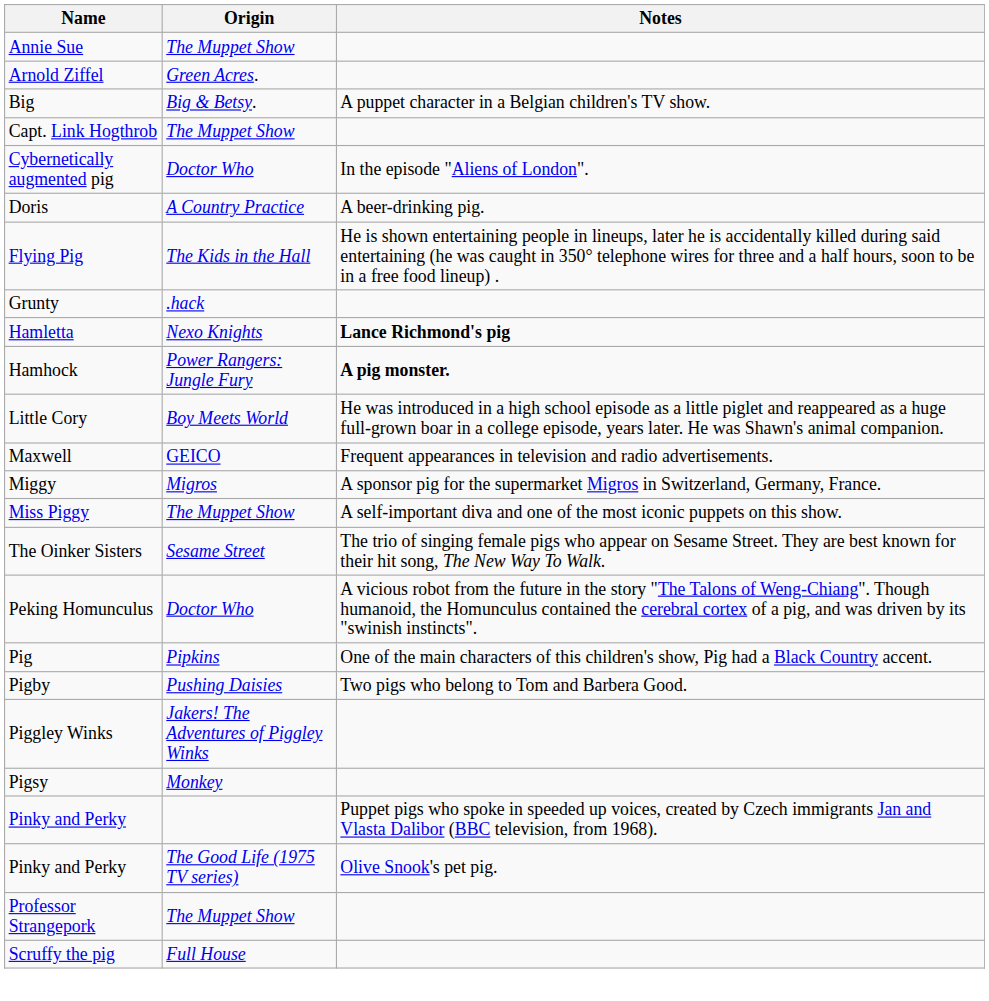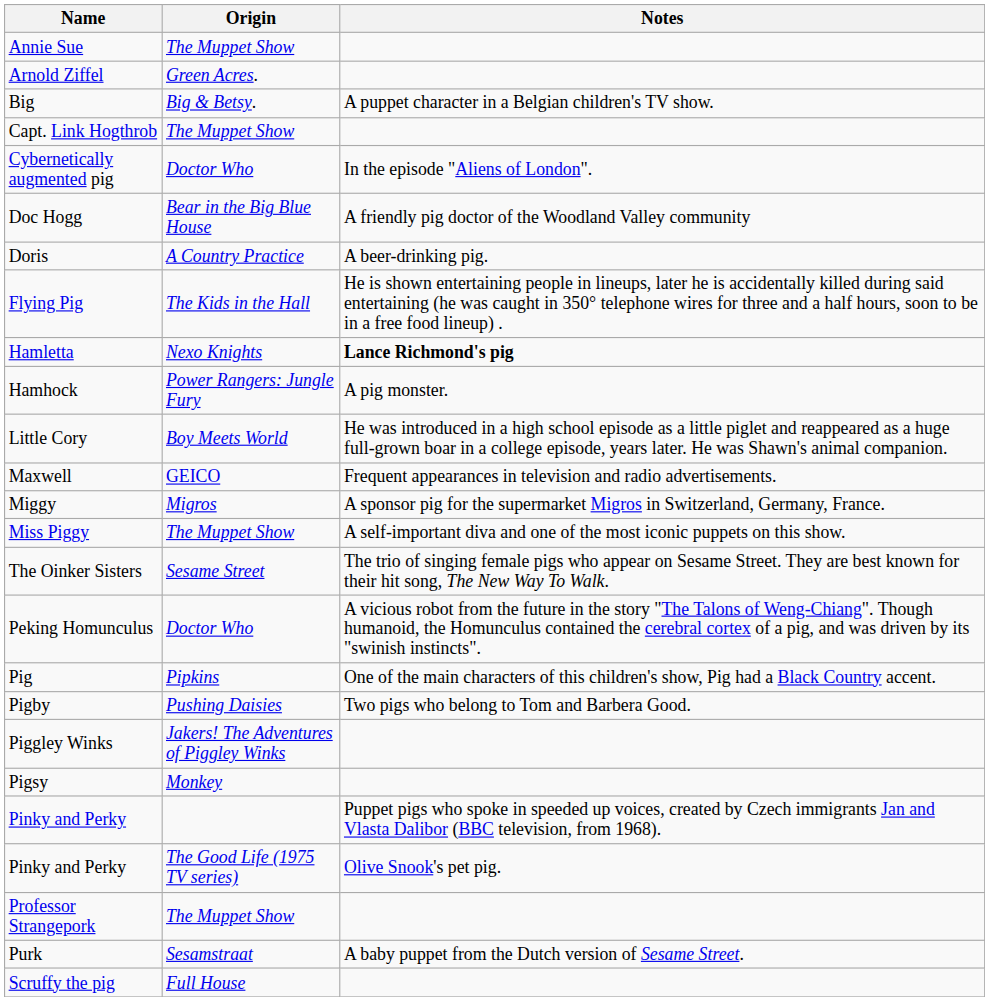+ row: (45, 217)
- row: (34, 303)
(395, 370) bold -> (396, 390) normal
+ row: (25, 954)
